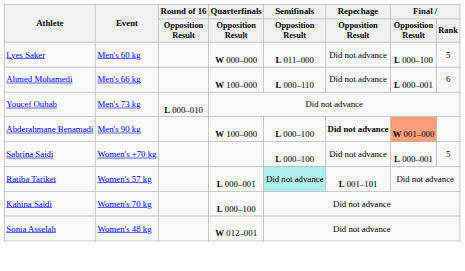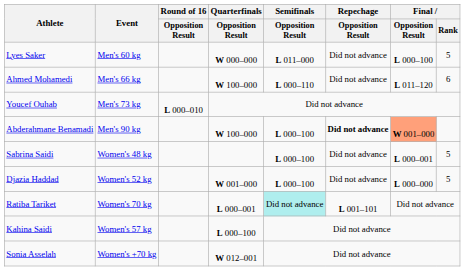(413, 85) L 000–001 -> (413, 85) L 011–120
(127, 154) Women's +70 kg -> (125, 154) Women's 48 kg
+ row: (33, 179)
(125, 179) Women's 57 kg -> (125, 204) Women's 70 kg
(125, 204) Women's 70 kg -> (125, 229) Women's 57 kg
(125, 229) Women's 48 kg -> (127, 254) Women's +70 kg
